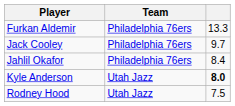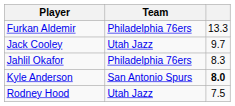(150, 45) Philadelphia 76ers -> (130, 45) Utah Jazz
(218, 61) 8.4 -> (218, 61) 8.3
(130, 77) Utah Jazz -> (150, 77) San Antonio Spurs
